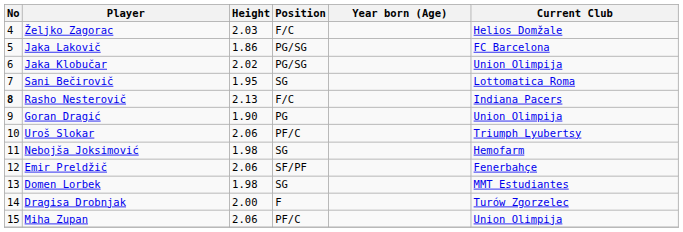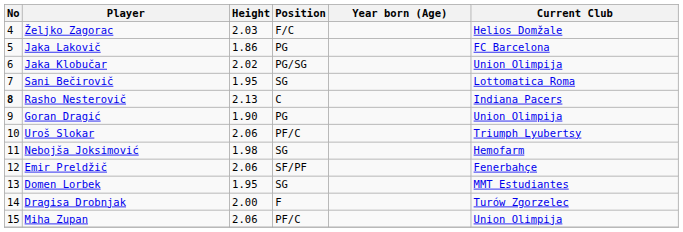(291, 47) PG/SG -> (282, 47) PG
(285, 99) F/C -> (278, 99) C
(245, 185) 1.98 -> (245, 185) 1.95
